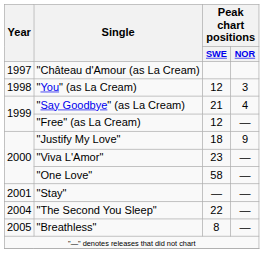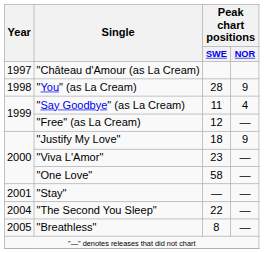(216, 87) 12 -> (216, 87) 28
(245, 87) 3 -> (245, 87) 9
(216, 105) 21 -> (216, 105) 11
